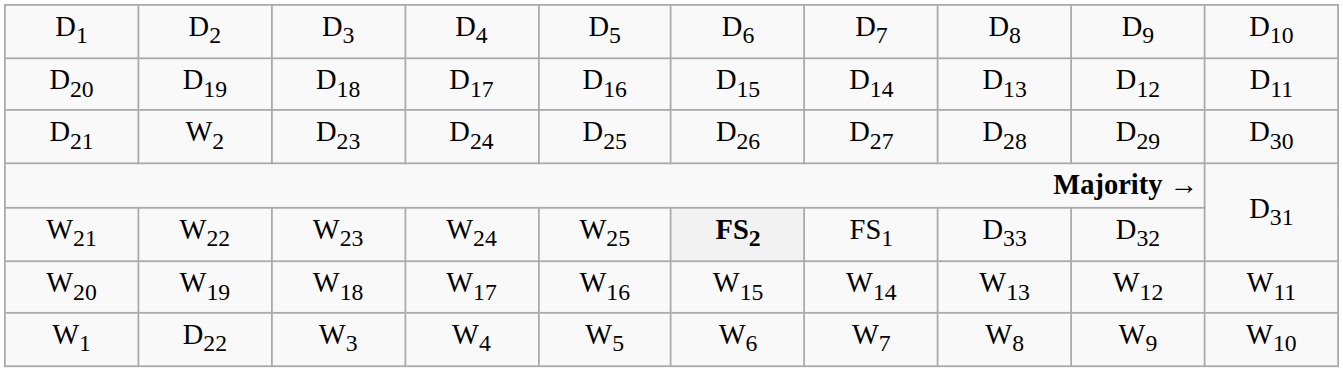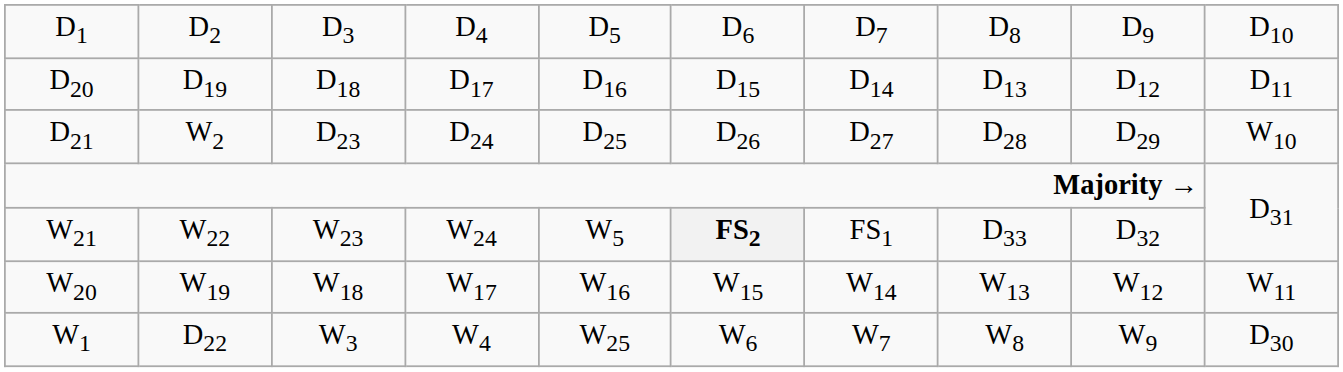(1271, 136) D30 -> (1271, 136) W10
(605, 233) W25 -> (605, 233) W5
(605, 339) W5 -> (605, 339) W25
(1271, 339) W10 -> (1271, 339) D30
